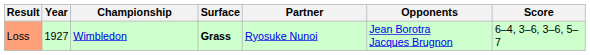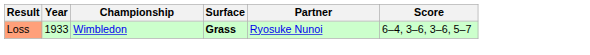- column: (430, 13)
(56, 36) 1927 -> (56, 30) 1933
